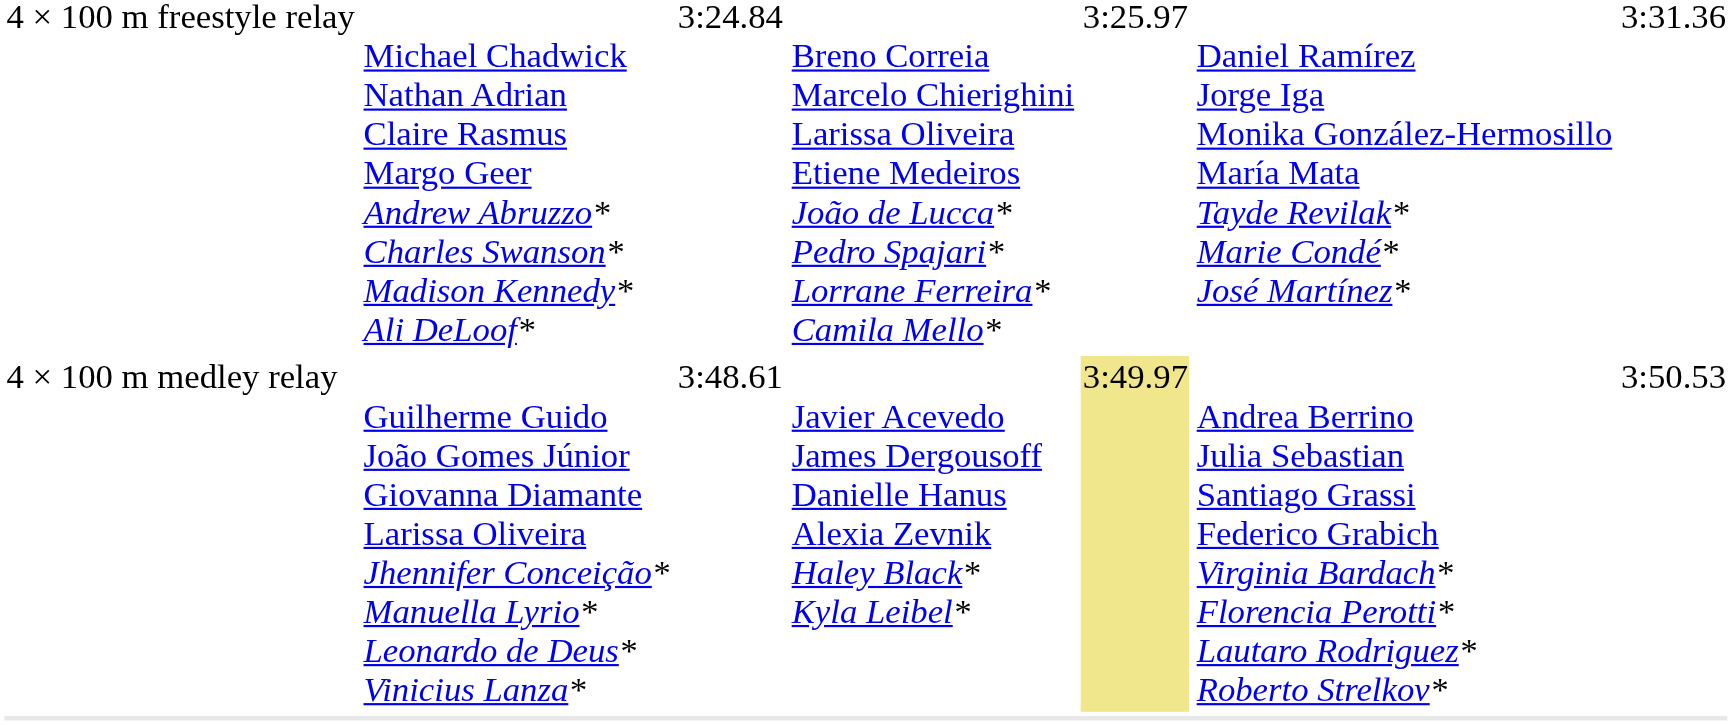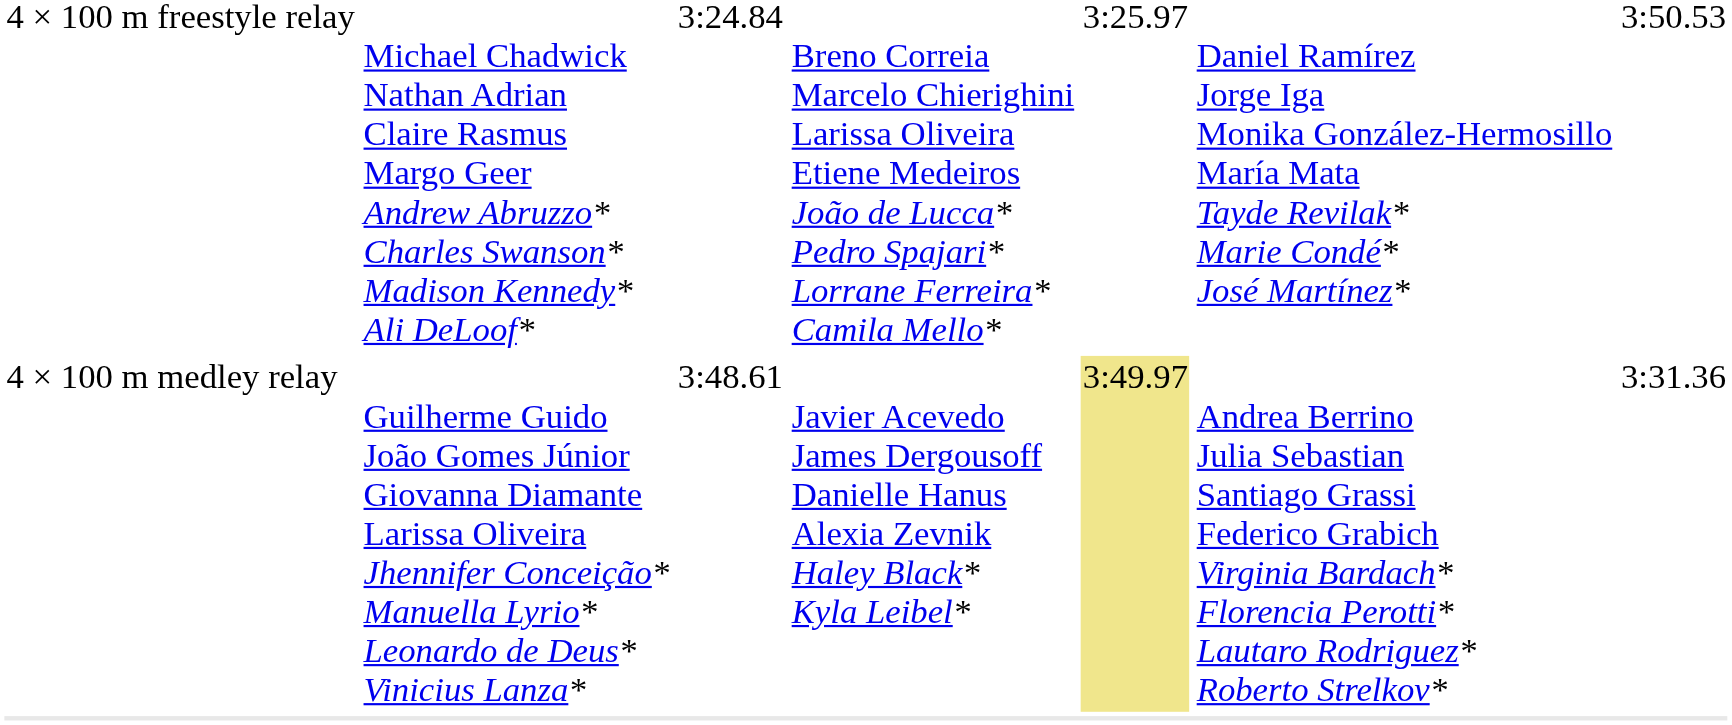(1673, 16) 3:31.36 -> (1673, 16) 3:50.53
(1673, 377) 3:50.53 -> (1673, 377) 3:31.36
